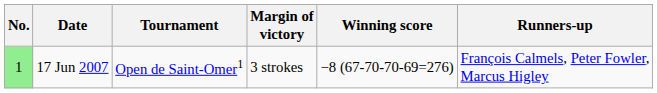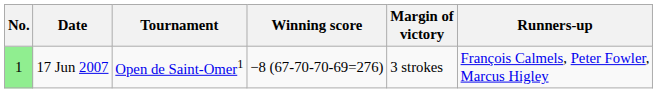columns swapped: (387, 25) <-> (282, 25)
